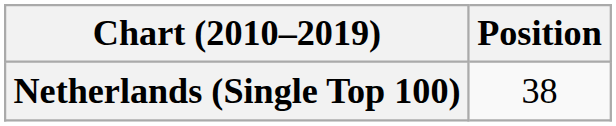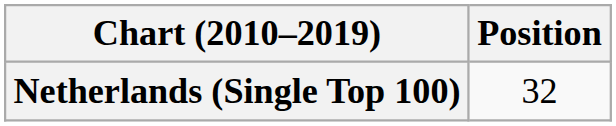(539, 90) 38 -> (539, 90) 32
